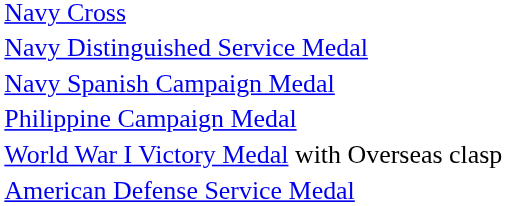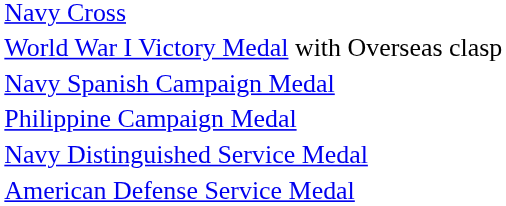rows swapped: (186, 47) <-> (253, 154)
